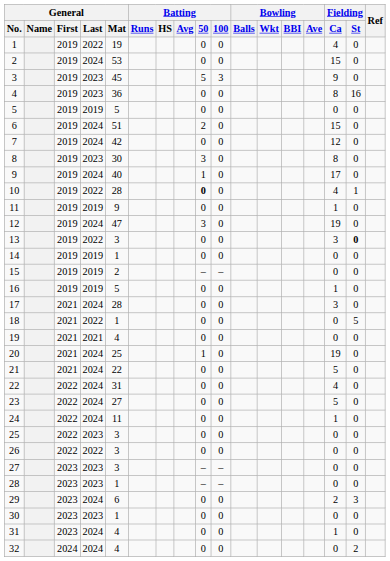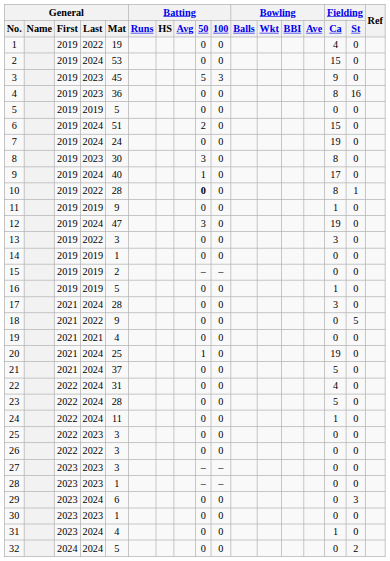(117, 142) 42 -> (117, 142) 24
(335, 142) 12 -> (335, 142) 19
(335, 191) 4 -> (335, 191) 8
(356, 239) bold -> (356, 239) normal
(117, 321) 1 -> (117, 321) 9
(117, 369) 22 -> (117, 369) 37
(117, 402) 27 -> (117, 402) 28
(335, 499) 2 -> (335, 499) 0
(117, 548) 4 -> (117, 548) 5
